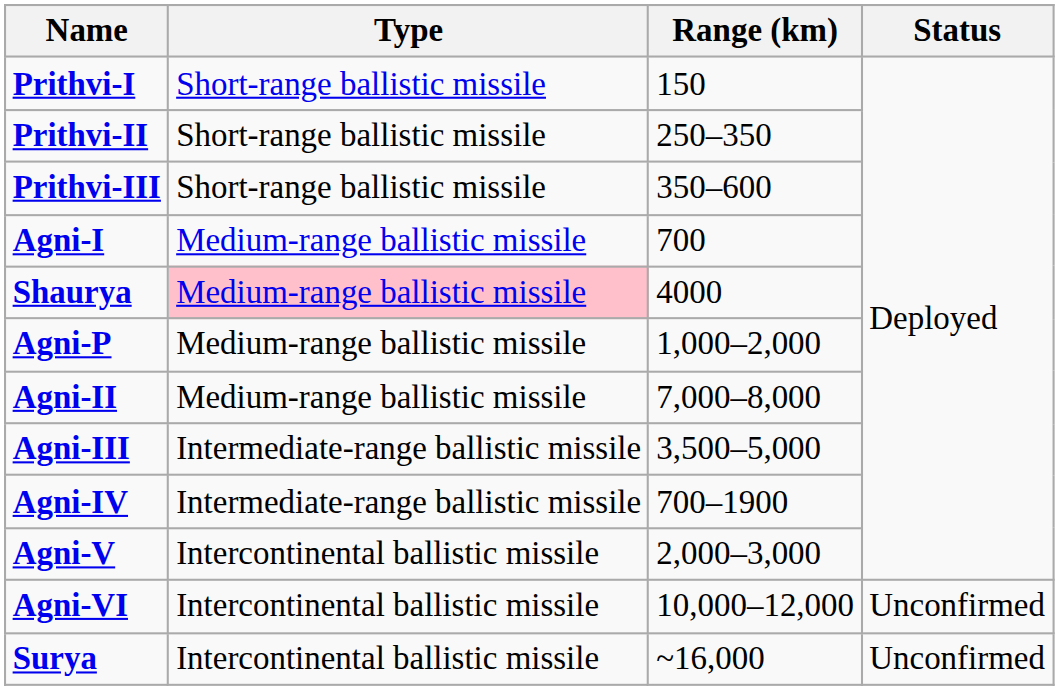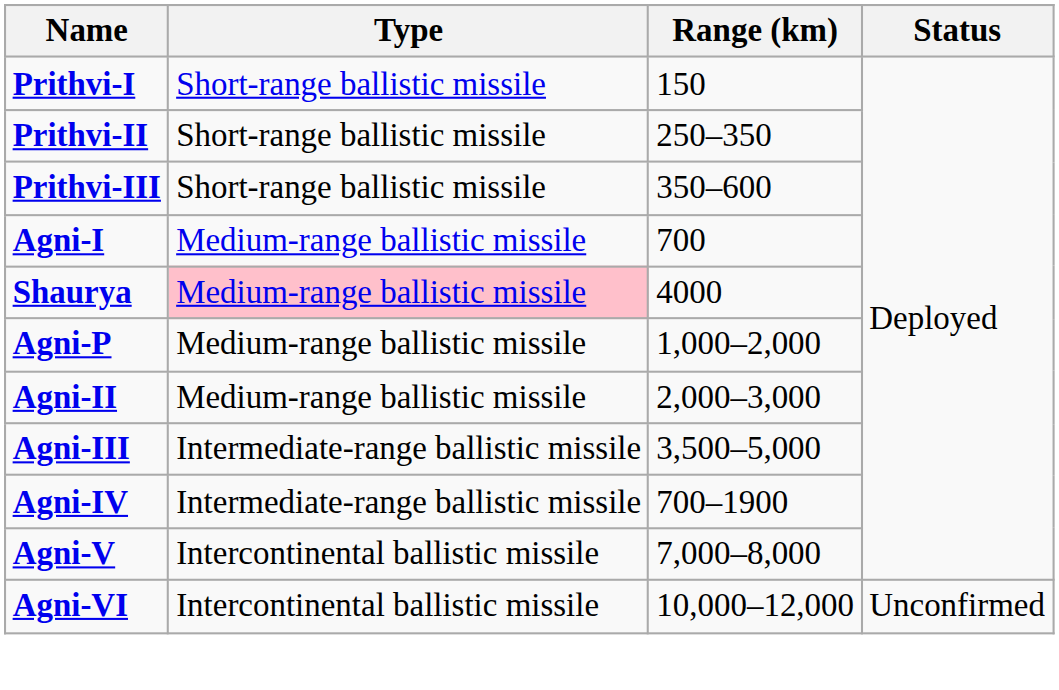(739, 396) 7,000–8,000 -> (739, 396) 2,000–3,000
(739, 553) 2,000–3,000 -> (739, 553) 7,000–8,000
- row: (55, 657)
